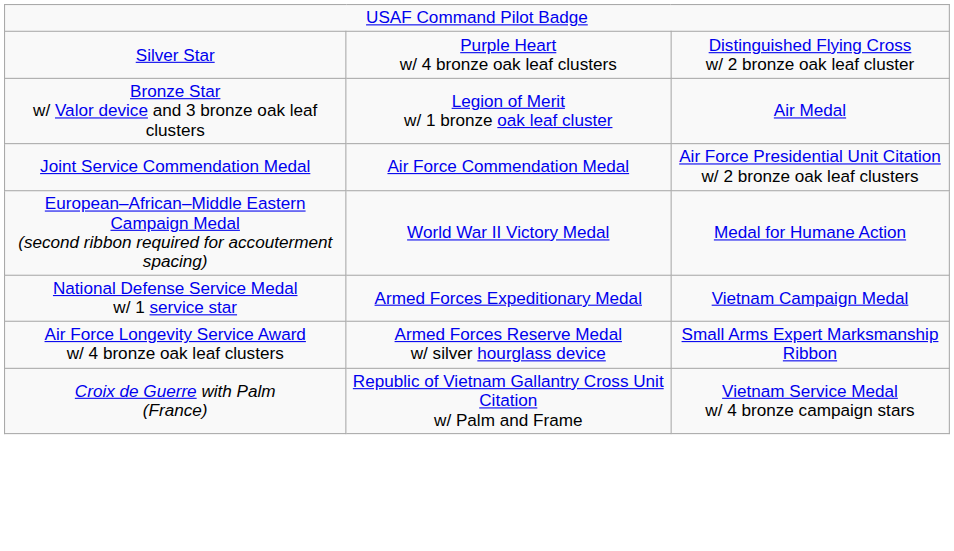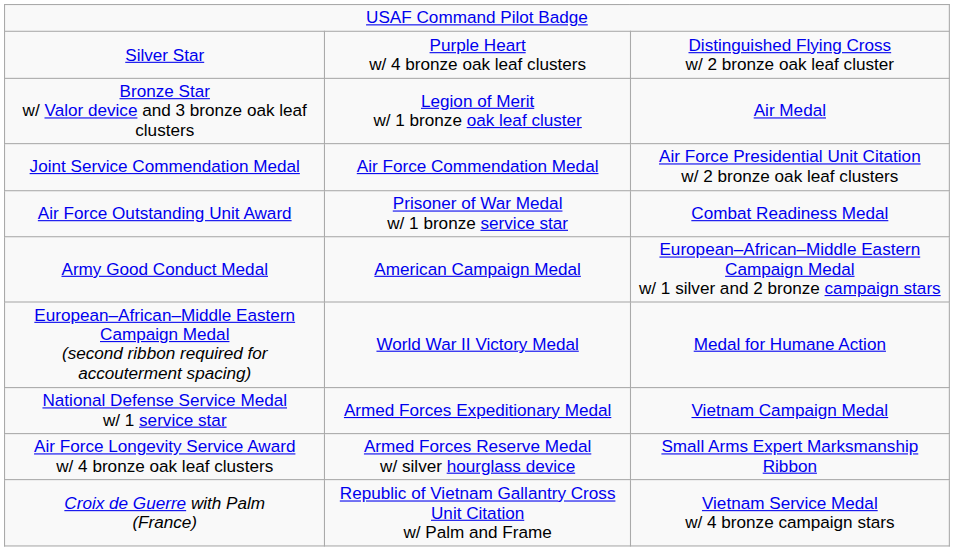+ row: (165, 213)
+ row: (165, 269)
